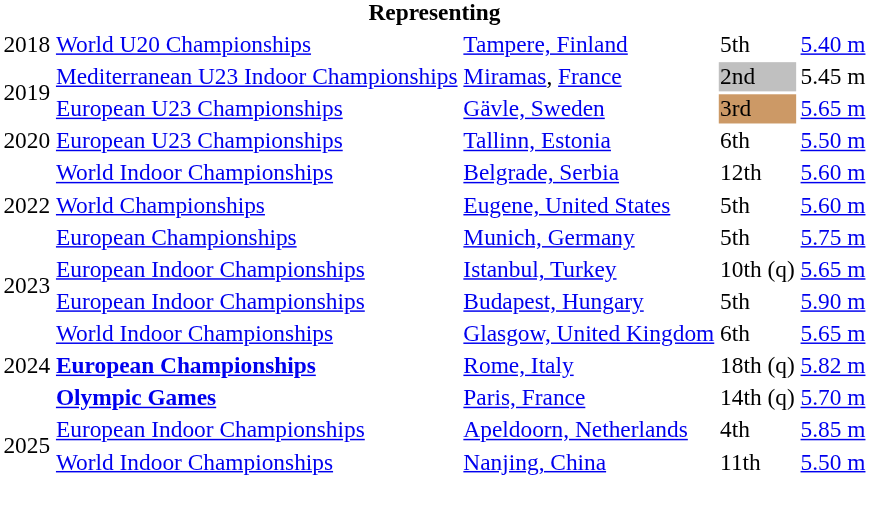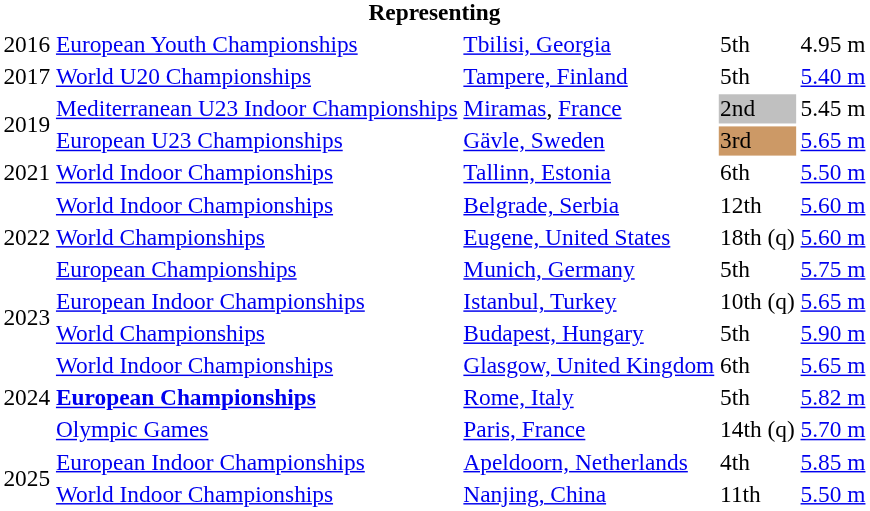+ row: (537, 44)
(27, 44) 2018 -> (27, 76) 2017
(27, 140) 2020 -> (27, 172) 2021
(199, 140) European U23 Championships -> (195, 172) World Indoor Championships
(735, 205) 5th -> (757, 237) 18th (q)
(210, 301) European Indoor Championships -> (160, 333) World Championships
(757, 365) 18th (q) -> (735, 397) 5th
(136, 397) bold -> (132, 429) normal
